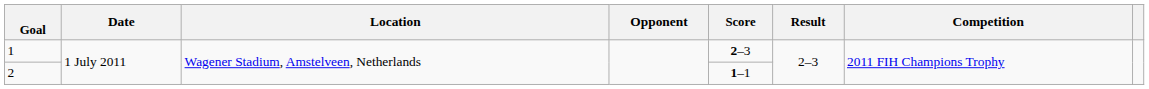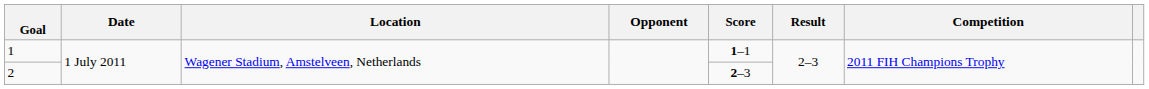(740, 51) 2–3 -> (740, 51) 1–1
(740, 73) 1–1 -> (740, 73) 2–3
